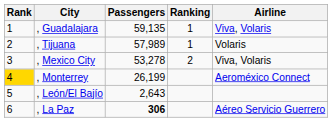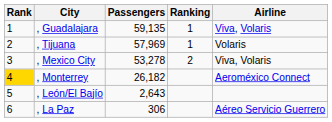(150, 45) 57,989 -> (150, 45) 57,969
(150, 77) 26,199 -> (150, 77) 26,182
(157, 110) bold -> (157, 110) normal
